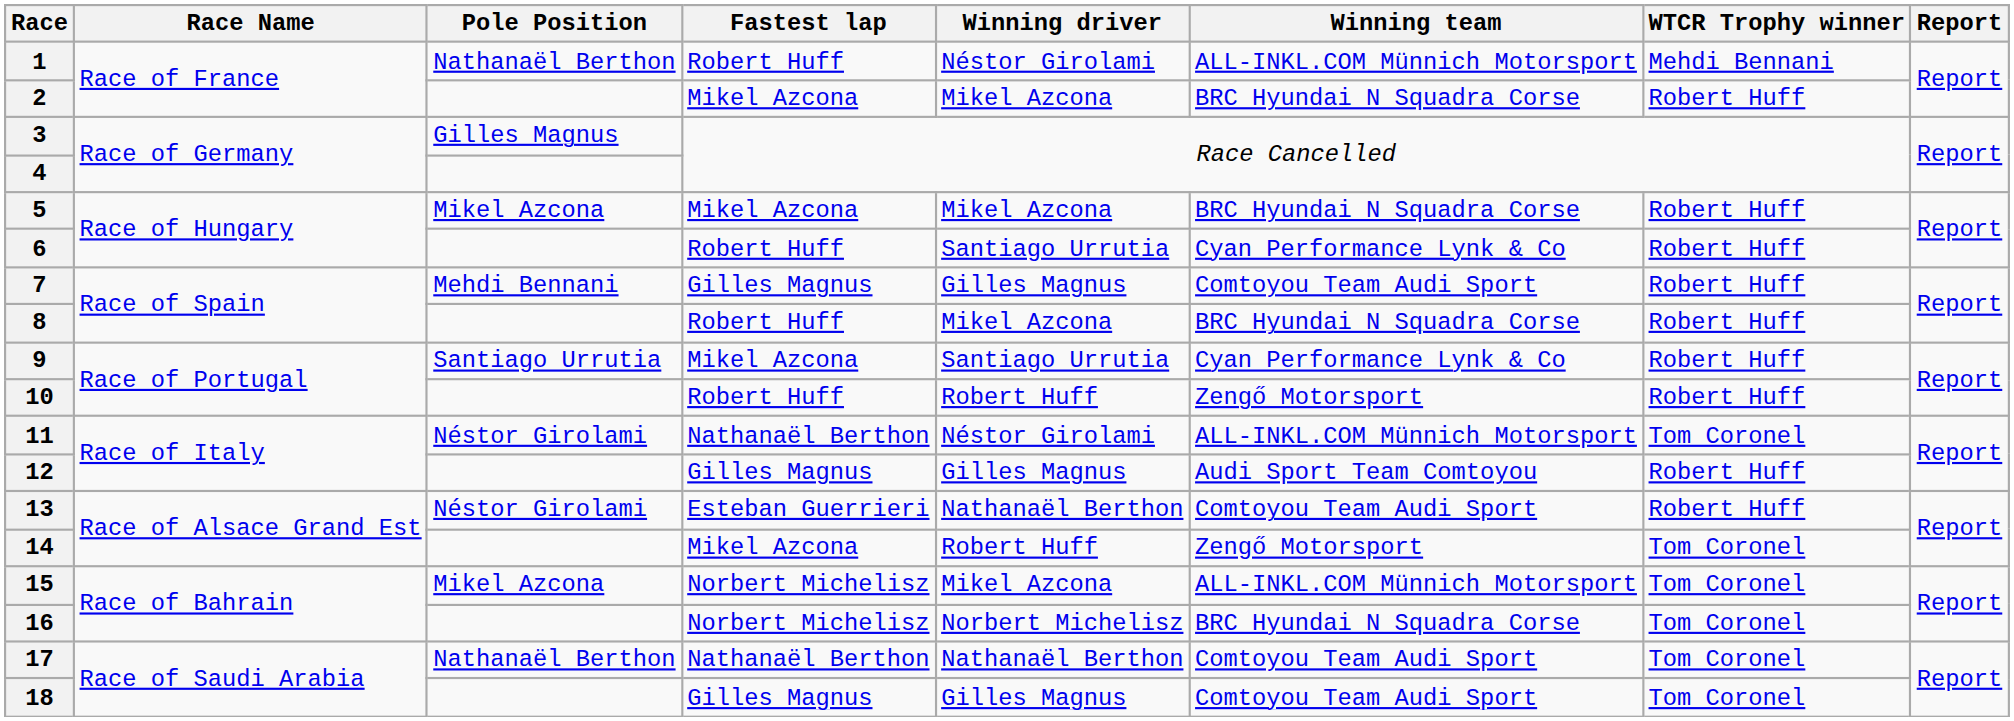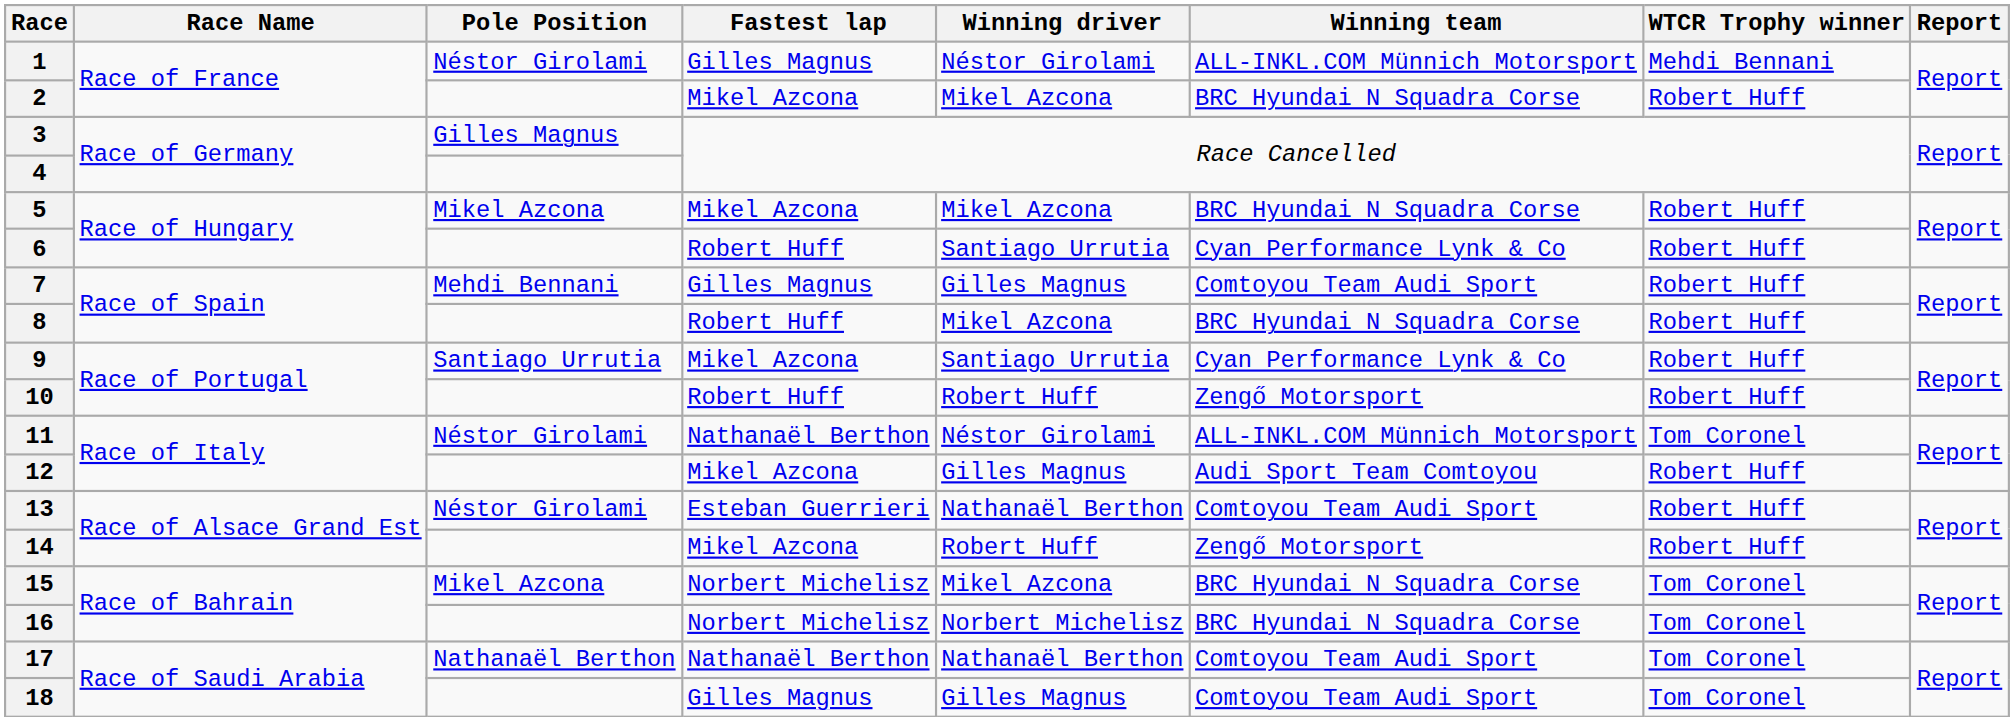(554, 61) Nathanaël Berthon -> (540, 61) Néstor Girolami
(766, 61) Robert Huff -> (780, 61) Gilles Magnus
(780, 473) Gilles Magnus -> (773, 473) Mikel Azcona
(1727, 548) Tom Coronel -> (1727, 548) Robert Huff
(1416, 585) ALL-INKL.COM Münnich Motorsport -> (1387, 585) BRC Hyundai N Squadra Corse
